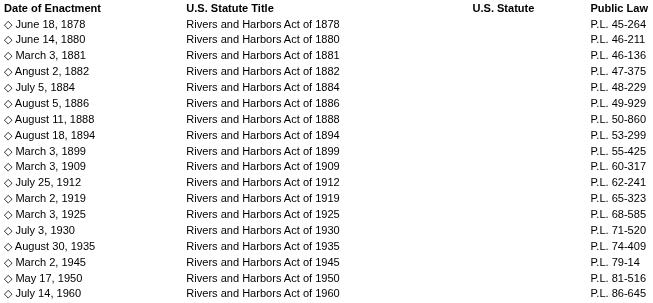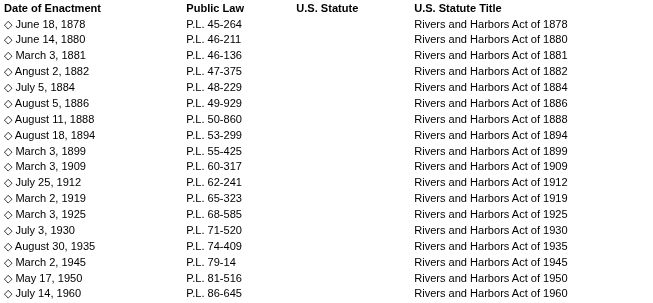columns swapped: (619, 8) <-> (230, 8)
